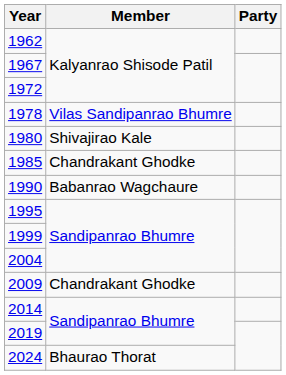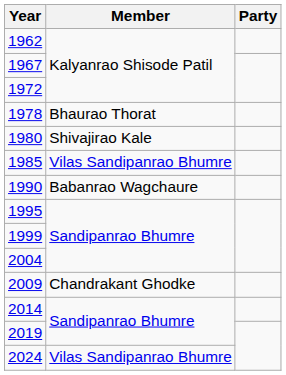(140, 114) Vilas Sandipanrao Bhumre -> (102, 114) Bhaurao Thorat
(122, 162) Chandrakant Ghodke -> (140, 162) Vilas Sandipanrao Bhumre
(102, 357) Bhaurao Thorat -> (140, 357) Vilas Sandipanrao Bhumre
